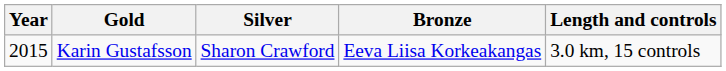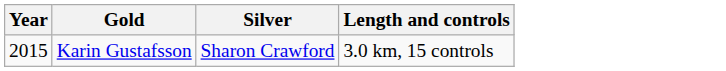- column: (442, 19)
